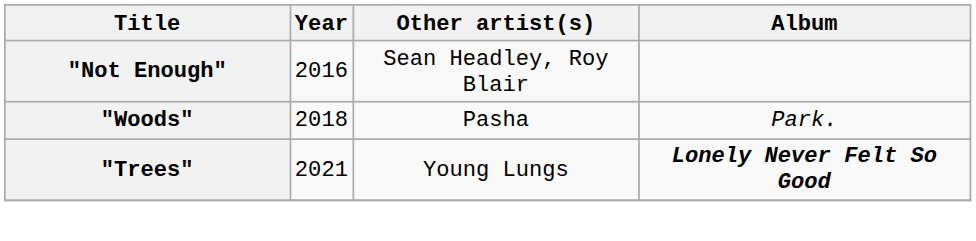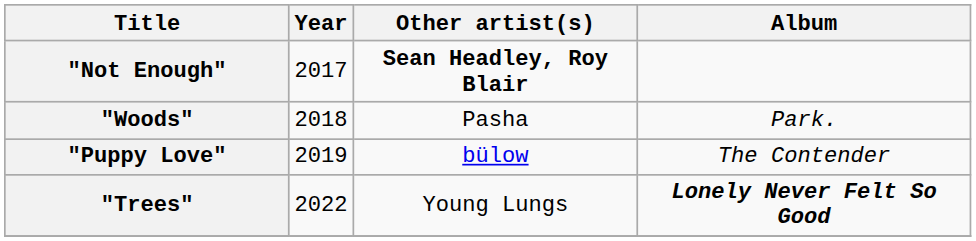(321, 72) 2016 -> (321, 72) 2017
(496, 72) normal -> (495, 72) bold
+ row: (147, 156)
(321, 169) 2021 -> (321, 205) 2022
